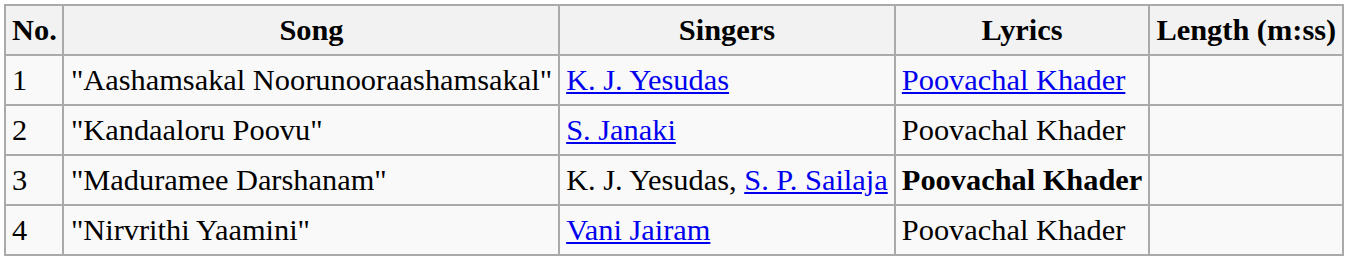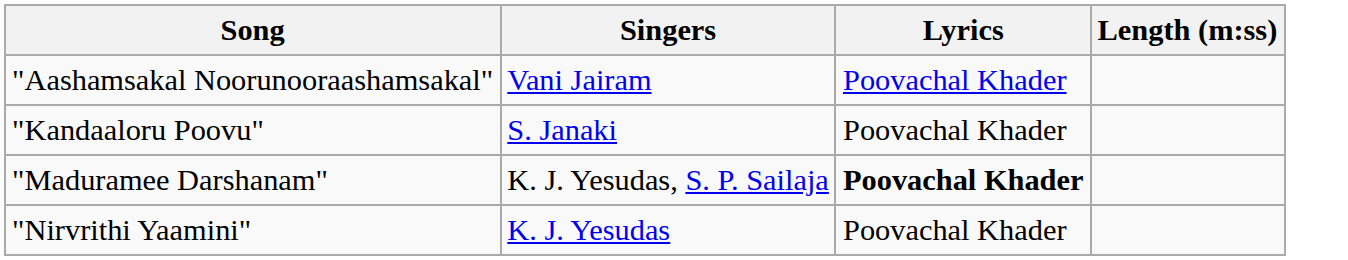- column: (34, 29)
(648, 79) K. J. Yesudas -> (579, 79) Vani Jairam
(638, 230) Vani Jairam -> (589, 230) K. J. Yesudas
